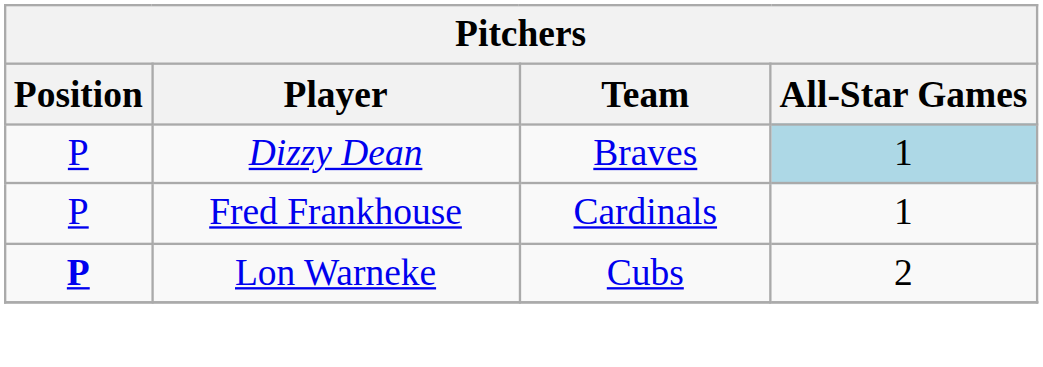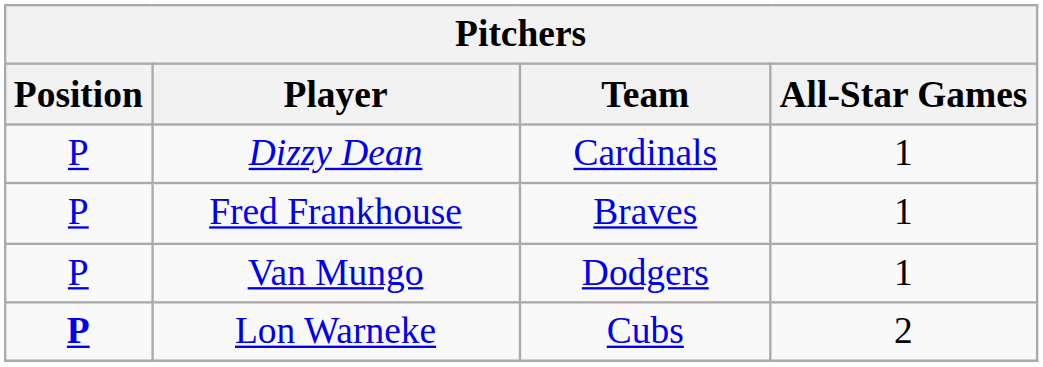(645, 152) Braves -> (645, 152) Cardinals
(903, 152) lightblue background -> (903, 152) no background
(645, 212) Cardinals -> (645, 212) Braves
+ row: (336, 271)
